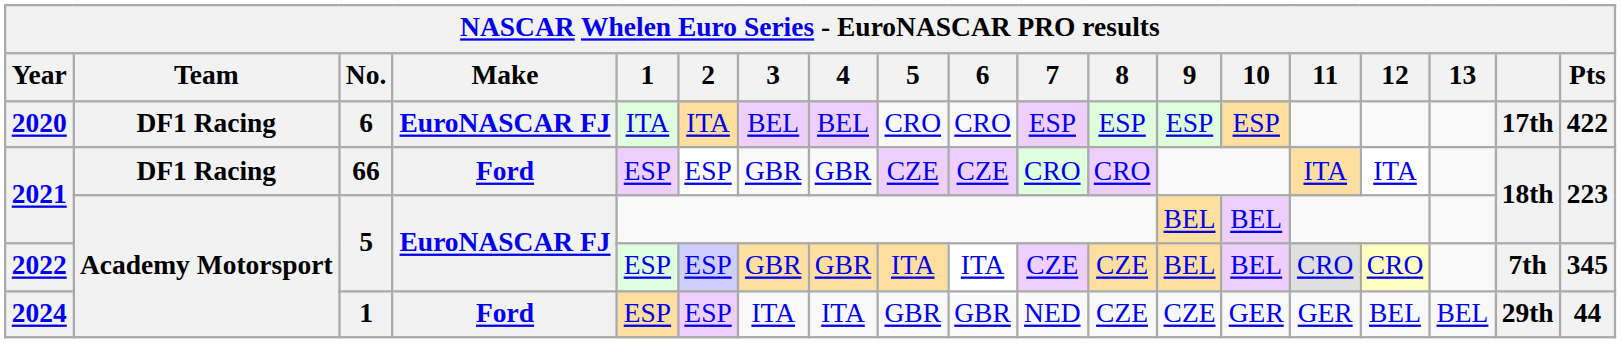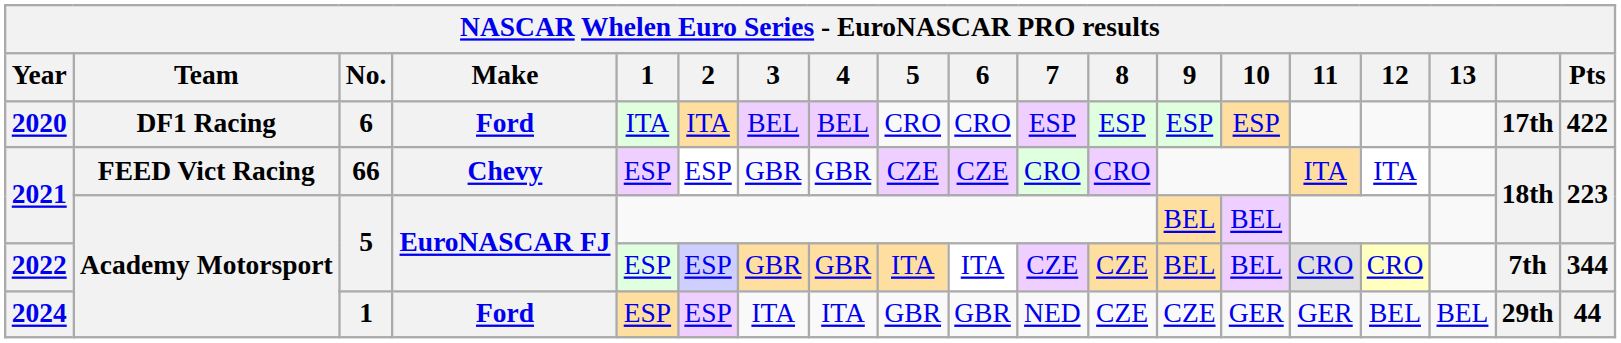(505, 123) EuroNASCAR FJ -> (505, 123) Ford
(206, 171) DF1 Racing -> (206, 171) FEED Vict Racing
(505, 171) Ford -> (505, 171) Chevy
(1587, 266) 345 -> (1587, 266) 344
